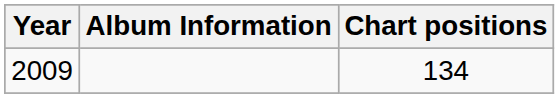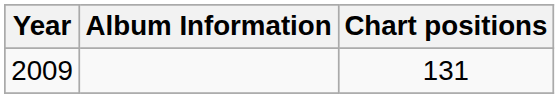(446, 70) 134 -> (446, 70) 131
